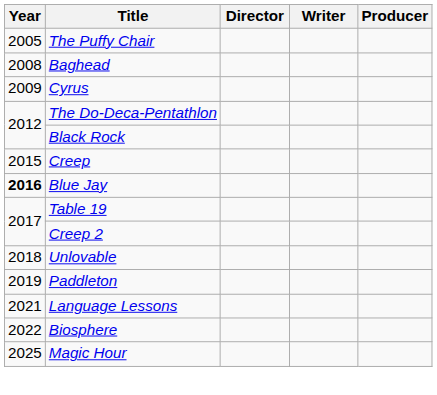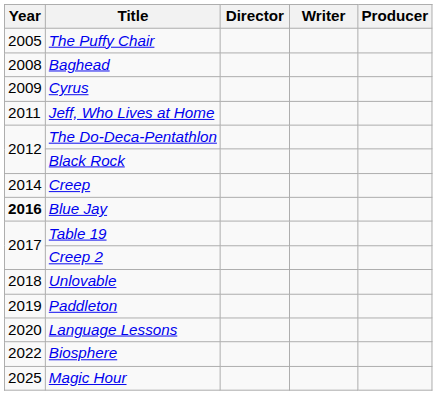+ row: (132, 112)
(25, 161) 2015 -> (25, 185) 2014
(25, 305) 2021 -> (25, 329) 2020
